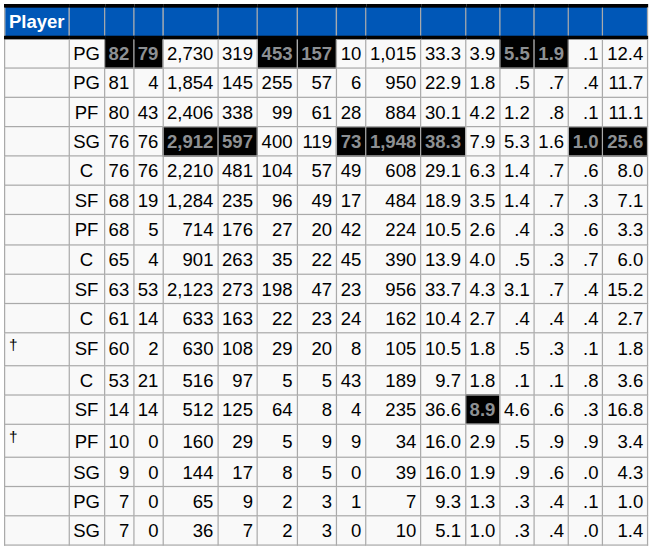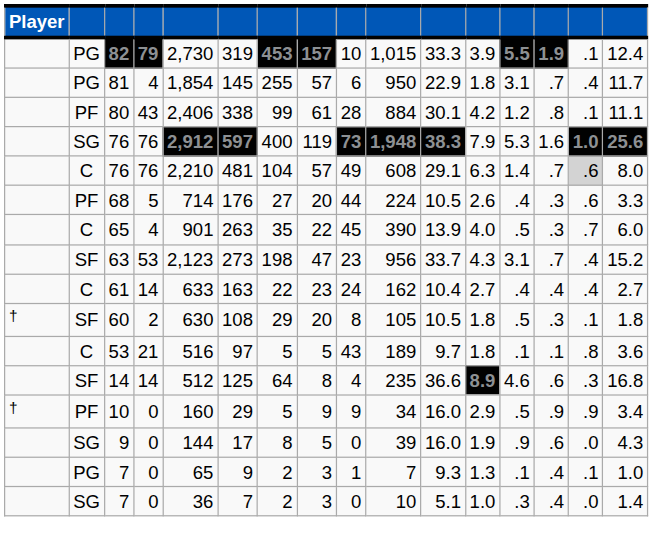(522, 83) .5 -> (517, 83) 3.1
(591, 171) no background -> (591, 171) lightgrey background
- row: (87, 200)
(351, 230) 42 -> (351, 200) 44
(522, 502) .3 -> (522, 472) .1
